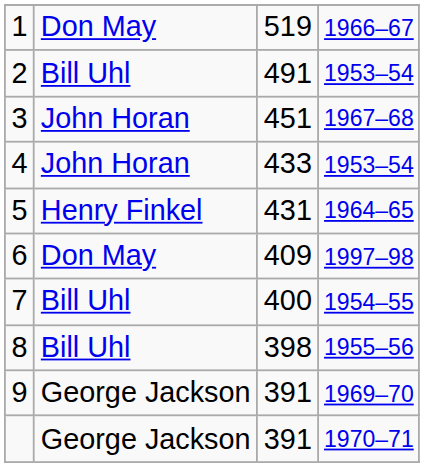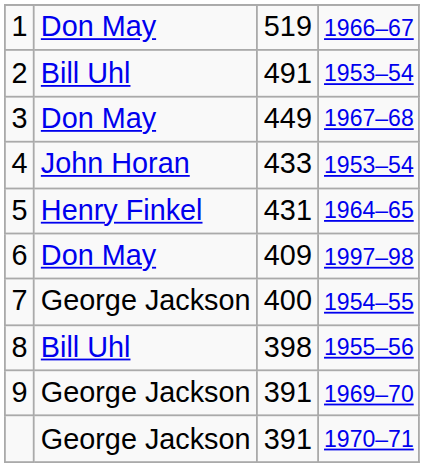(115, 118) John Horan -> (98, 118) Don May
(288, 118) 451 -> (288, 118) 449
(86, 301) Bill Uhl -> (146, 301) George Jackson
